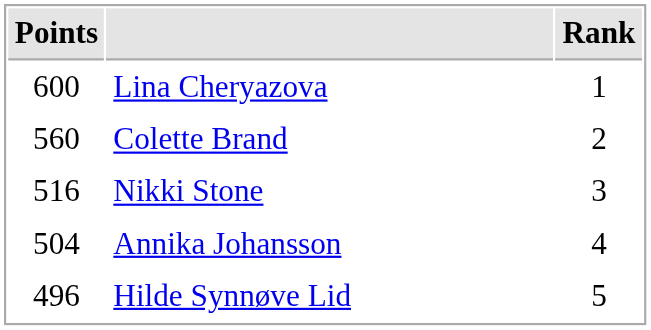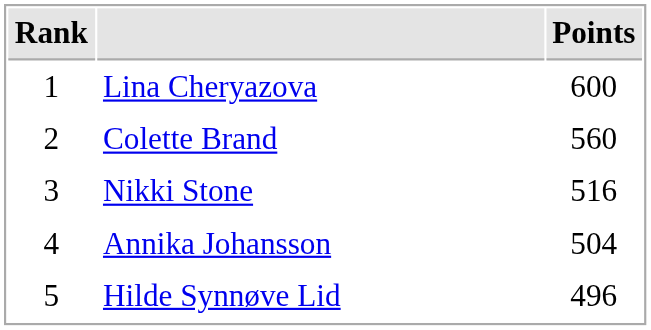columns swapped: (599, 32) <-> (57, 32)
